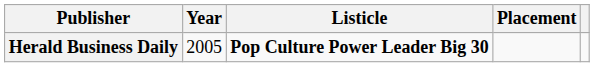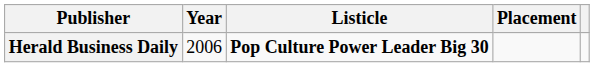(204, 47) 2005 -> (204, 47) 2006
